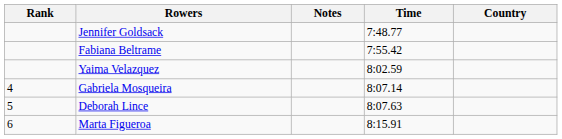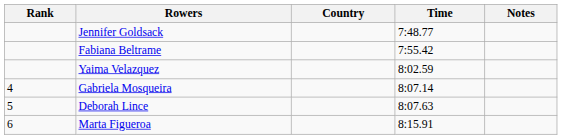columns swapped: (505, 13) <-> (328, 13)
